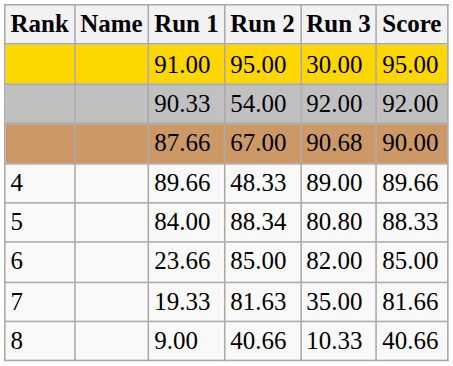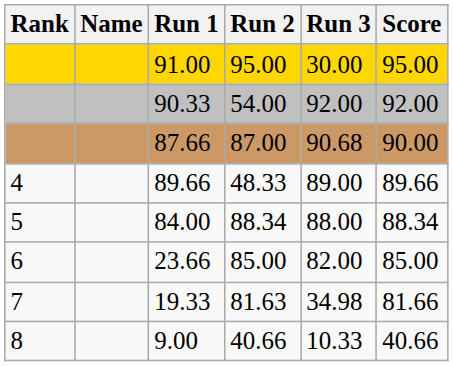(258, 143) 67.00 -> (258, 143) 87.00
(334, 222) 80.80 -> (334, 222) 88.00
(410, 222) 88.33 -> (410, 222) 88.34
(334, 301) 35.00 -> (334, 301) 34.98
